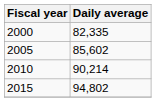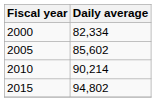(91, 32) 82,335 -> (91, 32) 82,334
